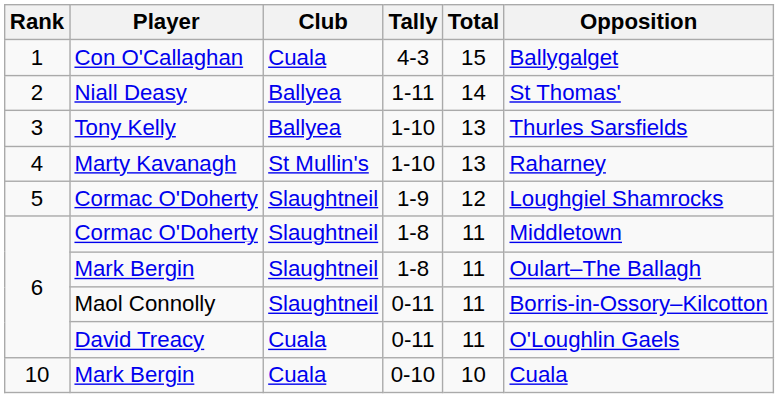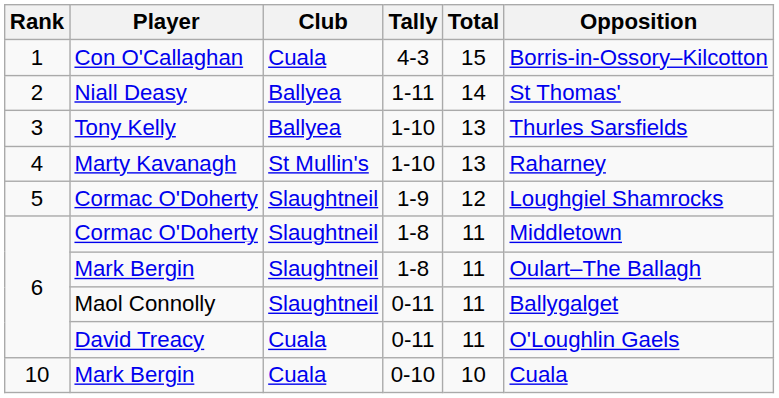(564, 57) Ballygalget -> (639, 57) Borris-in-Ossory–Kilcotton
(639, 304) Borris-in-Ossory–Kilcotton -> (564, 304) Ballygalget
